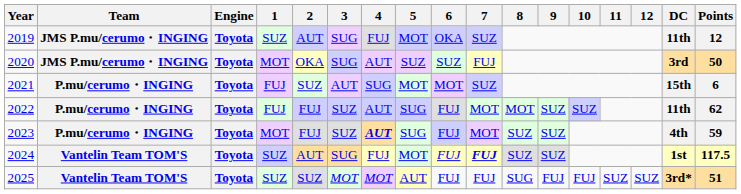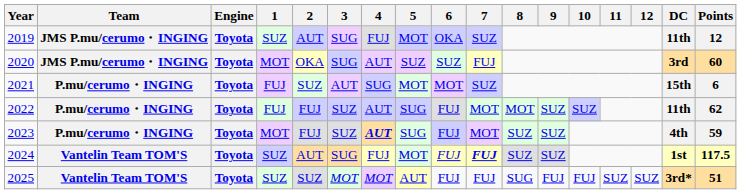(716, 61) 50 -> (716, 61) 60
